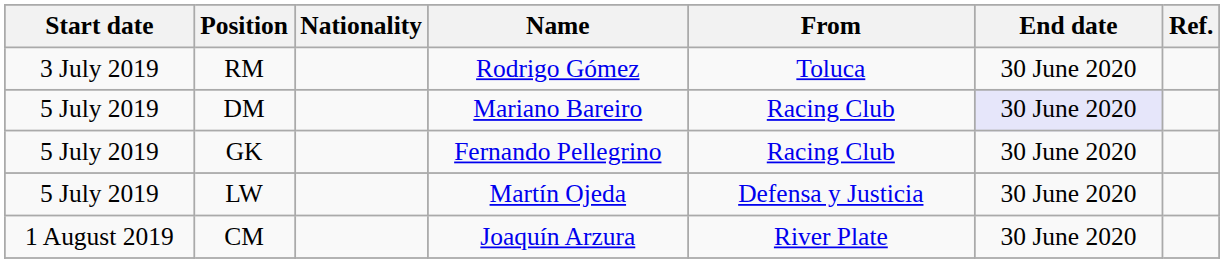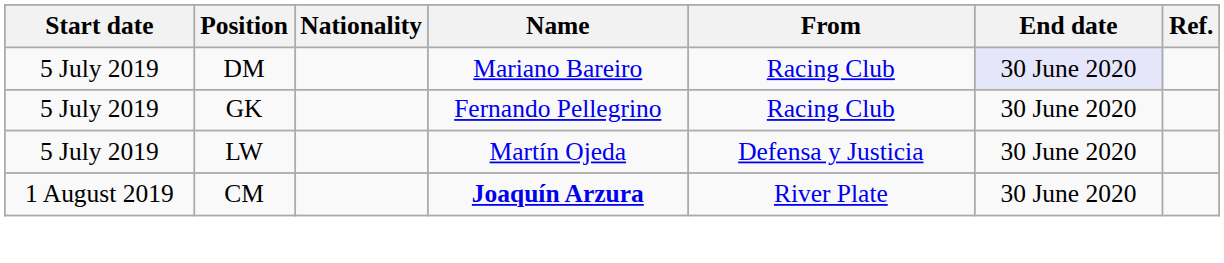- row: (244, 67)
(558, 236) normal -> (558, 194) bold
